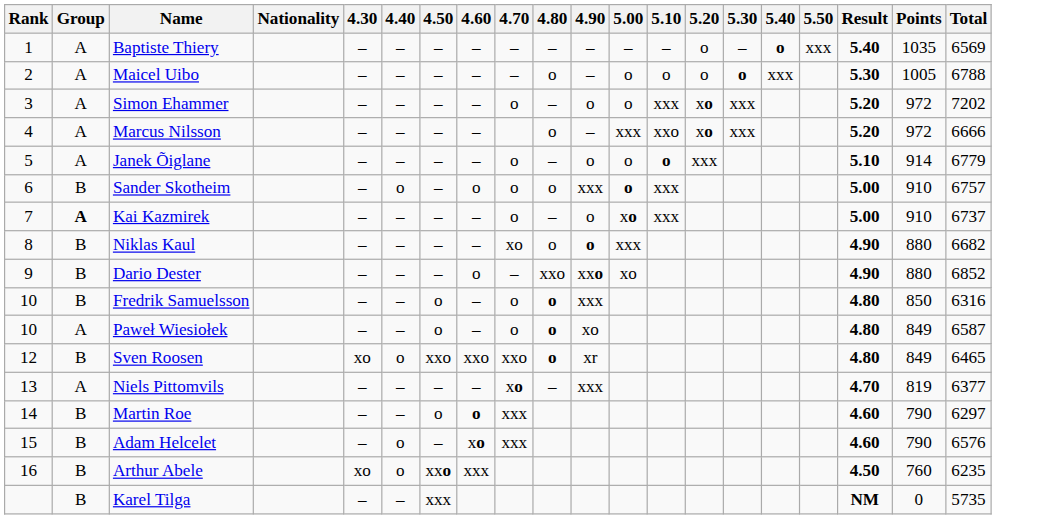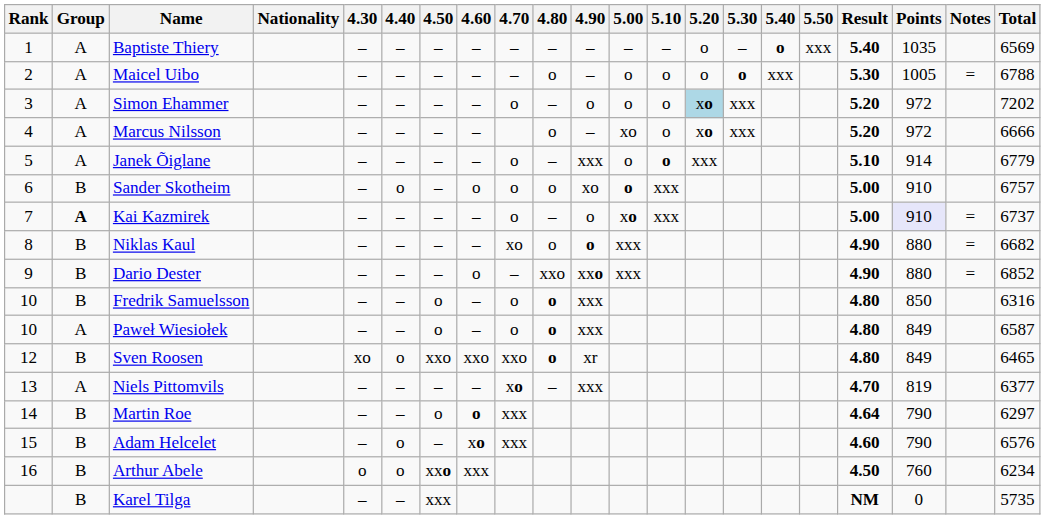+ column: (970, 19)
(666, 103) xxx -> (666, 103) o
(704, 103) no background -> (704, 103) lightblue background
(628, 132) xxx -> (628, 132) xo
(666, 132) xxo -> (666, 132) o
(590, 160) o -> (590, 160) xxx
(590, 188) xxx -> (590, 188) xo
(919, 216) no background -> (919, 216) lavender background
(628, 273) xo -> (628, 273) xxx
(590, 329) xo -> (590, 329) xxx
(865, 414) 4.60 -> (865, 414) 4.64
(362, 471) xo -> (362, 471) o
(968, 471) 6235 -> (1017, 471) 6234
